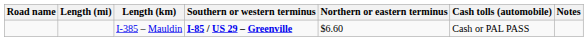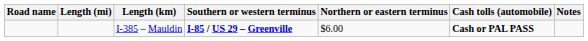(332, 28) $6.60 -> (332, 28) $6.00
(491, 28) normal -> (493, 28) bold
